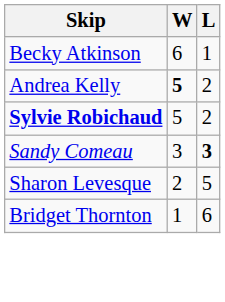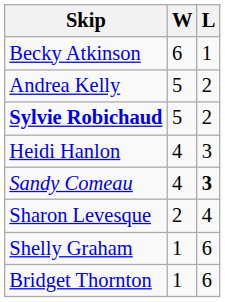(177, 85) bold -> (177, 85) normal
+ row: (65, 150)
(177, 150) 3 -> (177, 183) 4
(207, 183) 5 -> (207, 215) 4
+ row: (71, 248)
